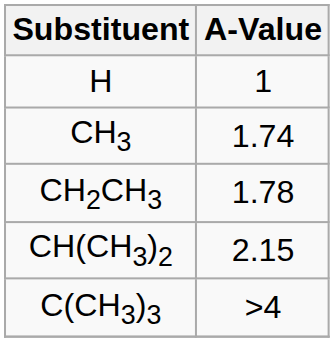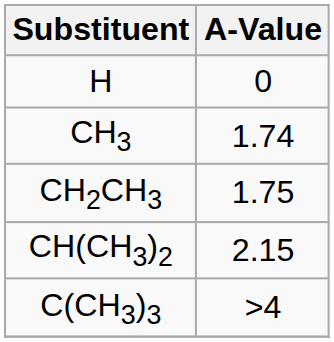(263, 81) 1 -> (263, 81) 0
(263, 192) 1.78 -> (263, 192) 1.75
